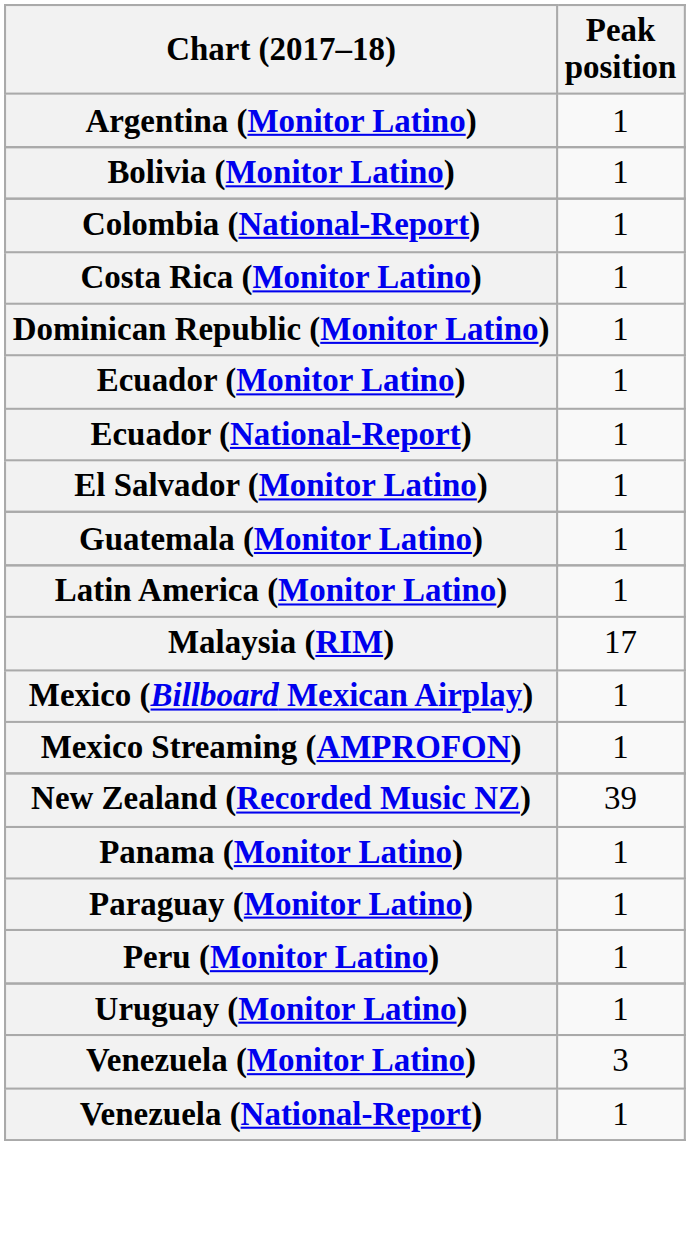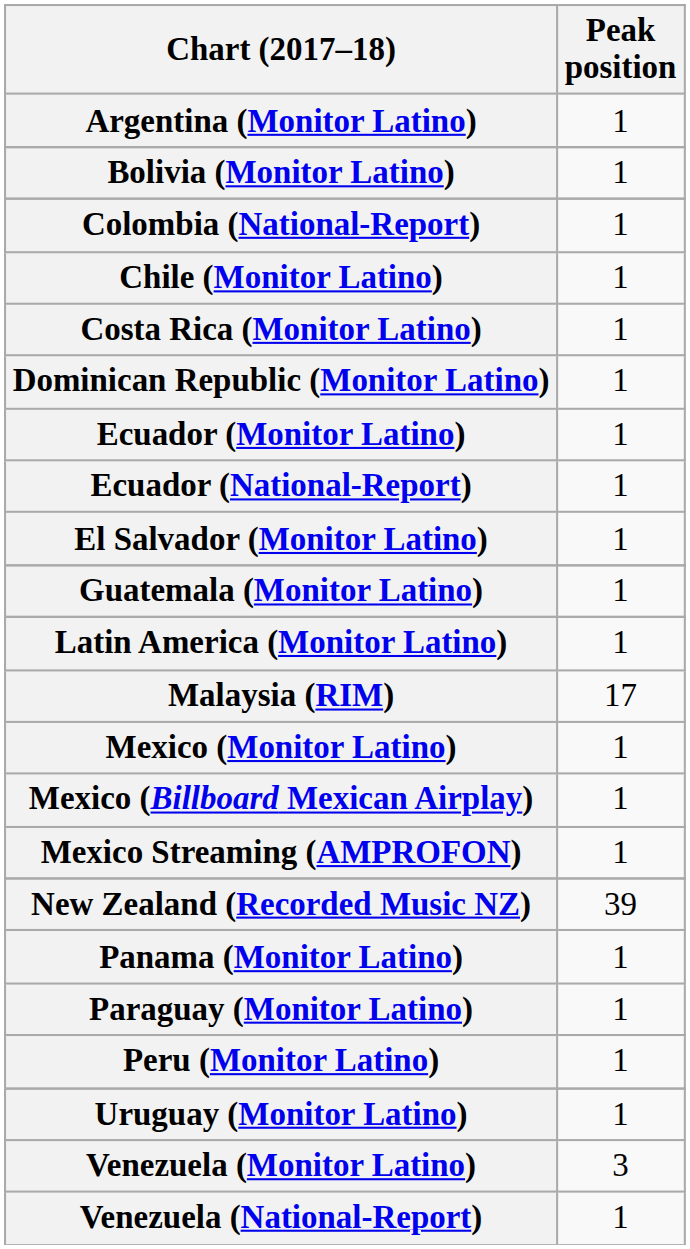+ row: (281, 276)
+ row: (281, 747)
